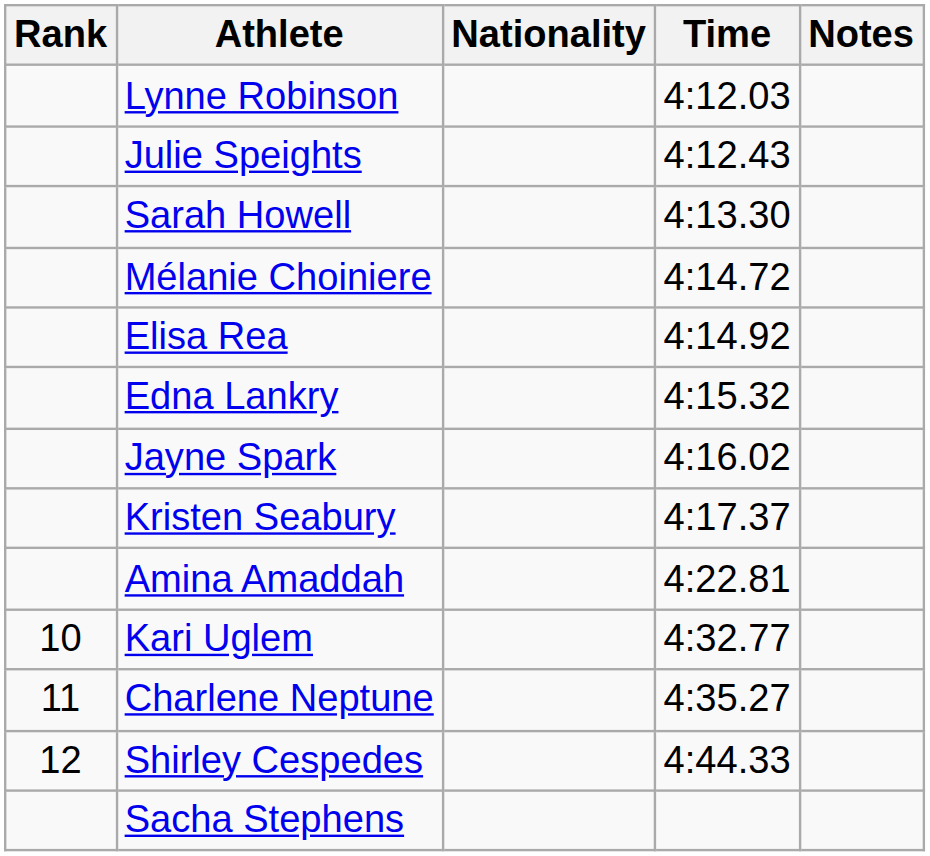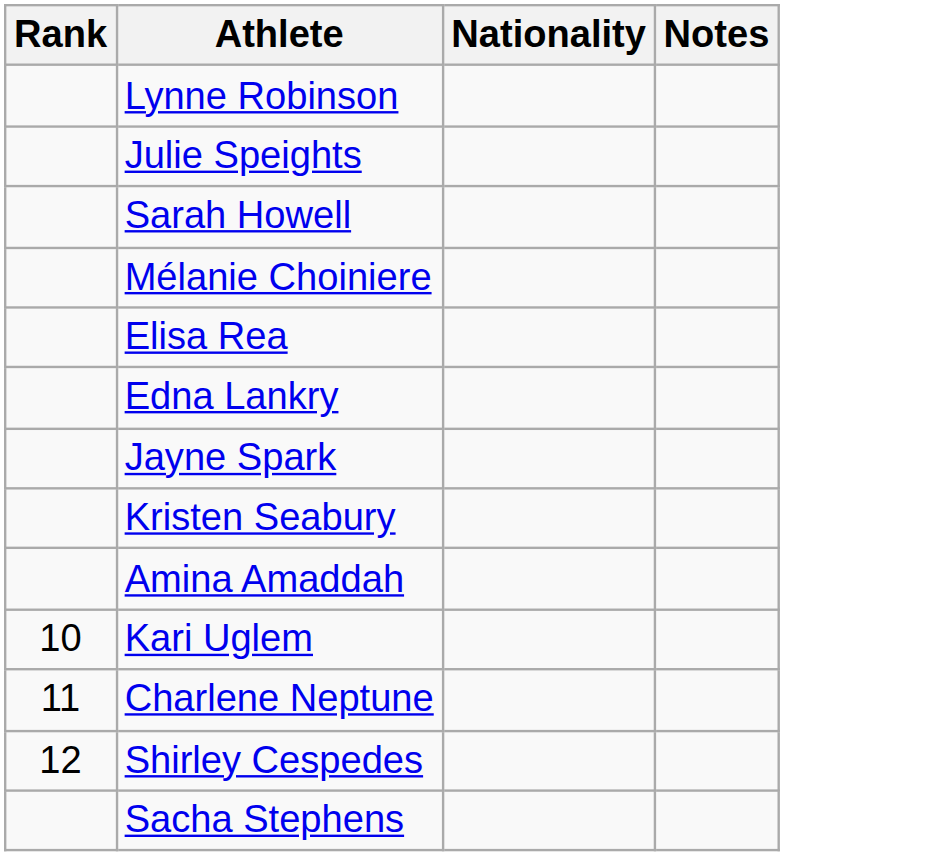- column: (727, 34)
